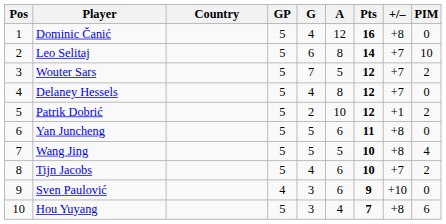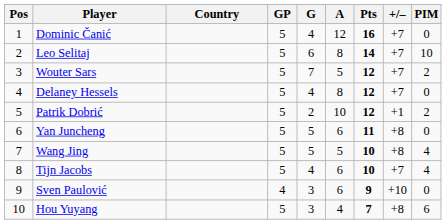(397, 33) +8 -> (397, 33) +7
(427, 170) 2 -> (427, 170) 4
